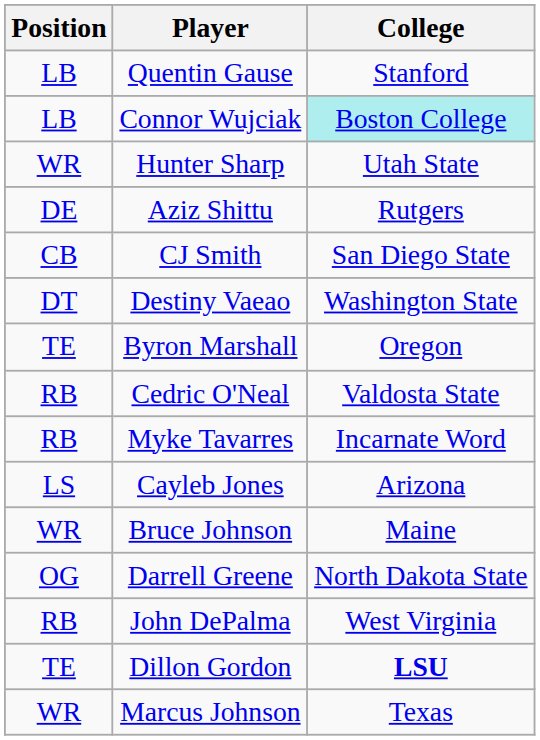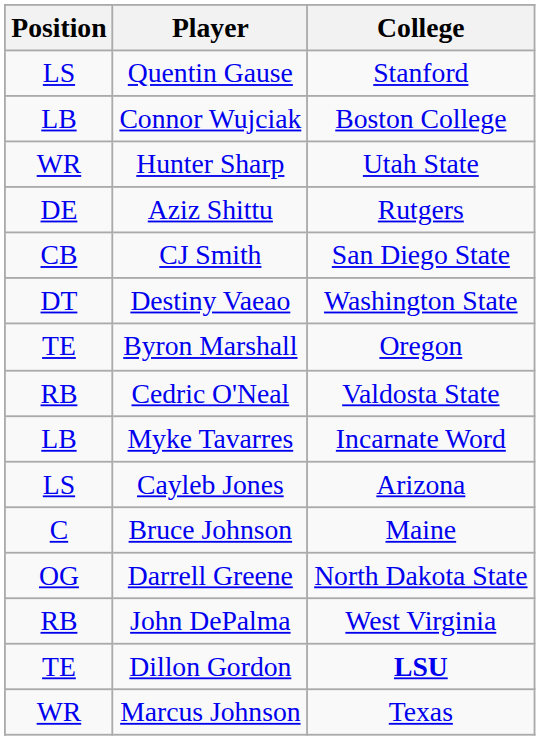(59, 73) LB -> (59, 73) LS
(421, 118) paleturquoise background -> (421, 118) no background
(59, 438) RB -> (59, 438) LB
(59, 529) WR -> (59, 529) C
